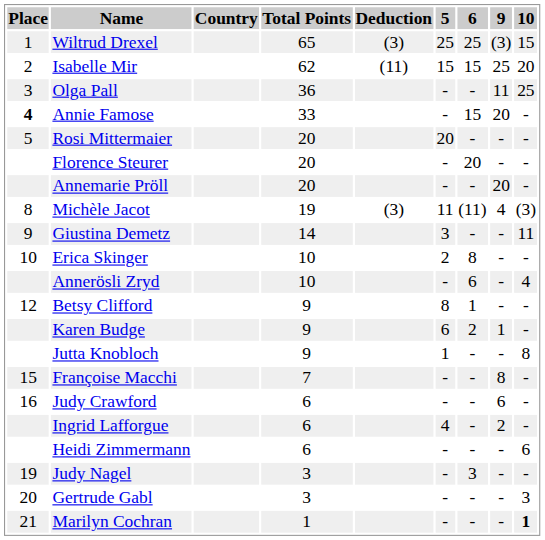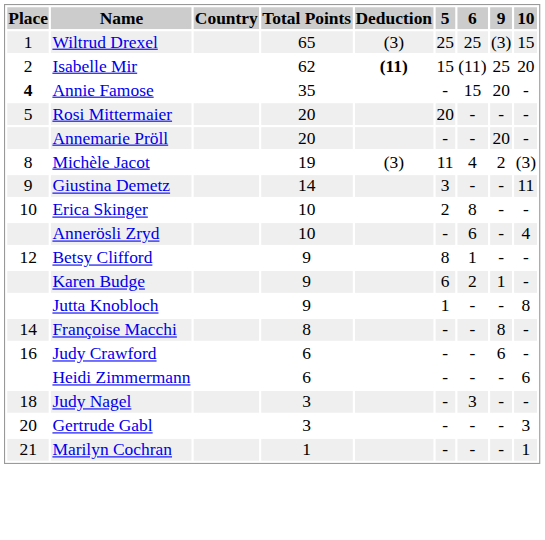(394, 66) normal -> (394, 66) bold
(472, 66) 15 -> (472, 66) (11)
- row: (85, 90)
(307, 114) 33 -> (307, 90) 35
- row: (110, 162)
(472, 209) (11) -> (472, 162) 4
(501, 209) 4 -> (501, 162) 2
(28, 377) 15 -> (28, 329) 14
(307, 377) 7 -> (307, 329) 8
- row: (110, 425)
(28, 473) 19 -> (28, 401) 18
(526, 521) bold -> (526, 449) normal
